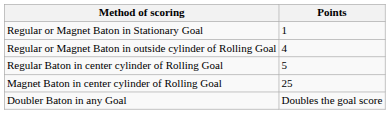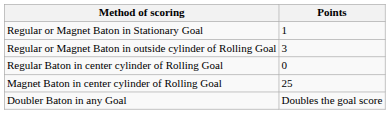(284, 48) 4 -> (284, 48) 3
(284, 65) 5 -> (284, 65) 0
